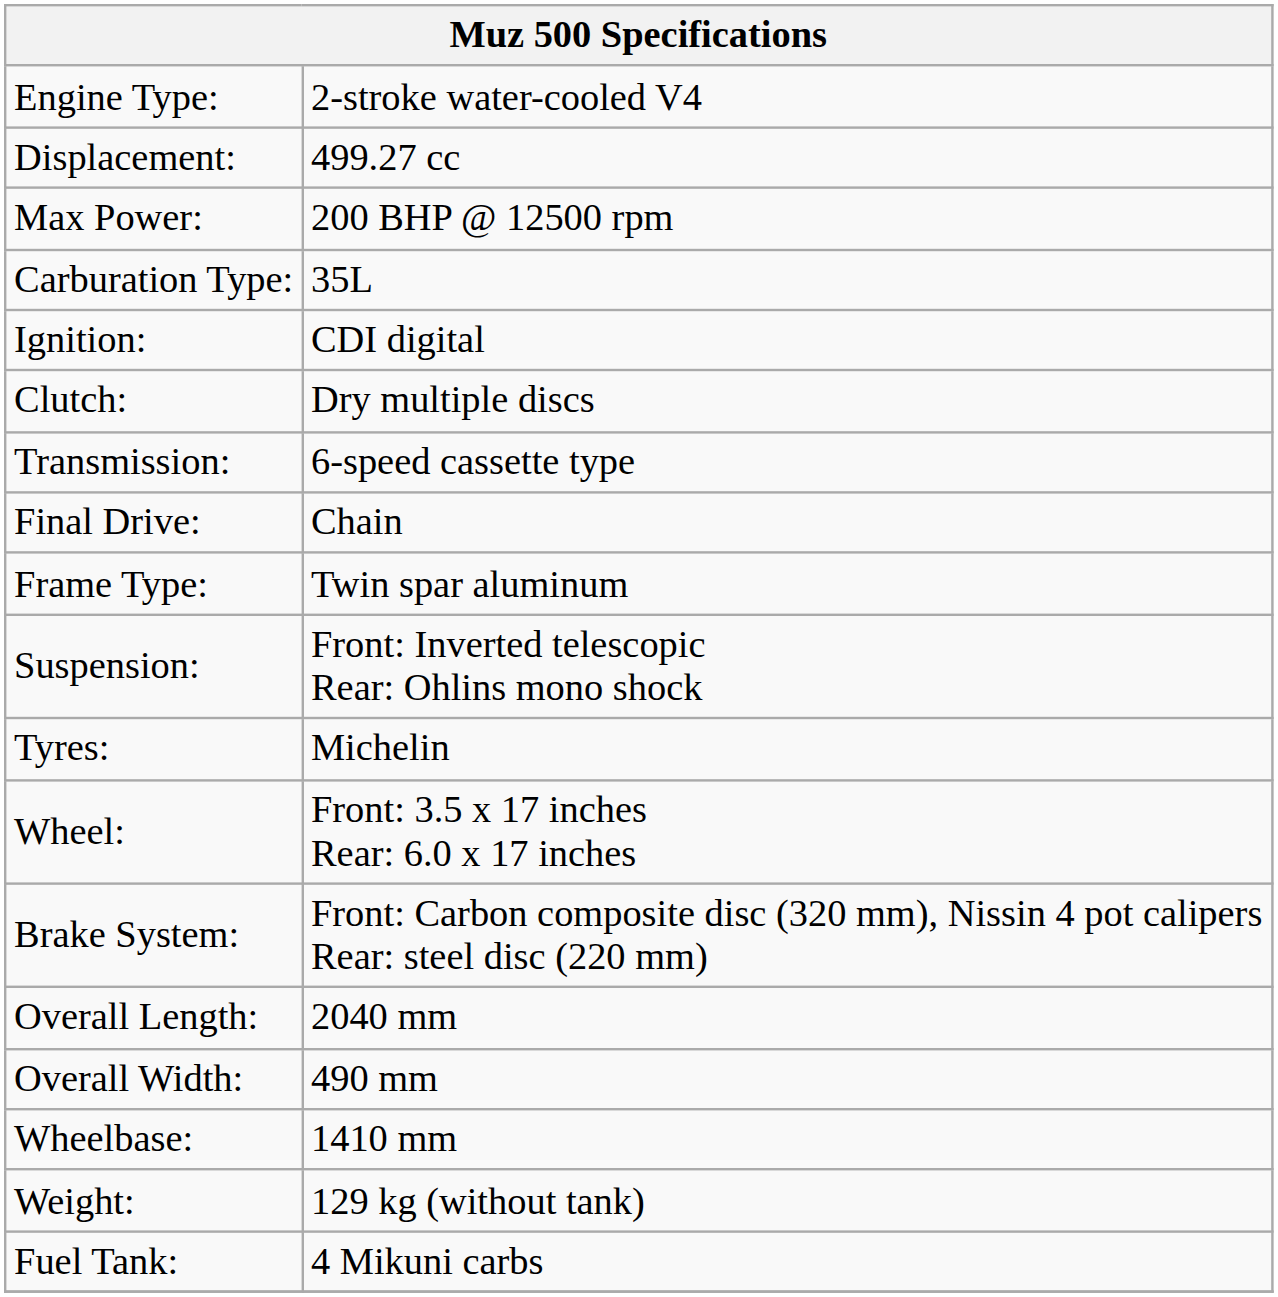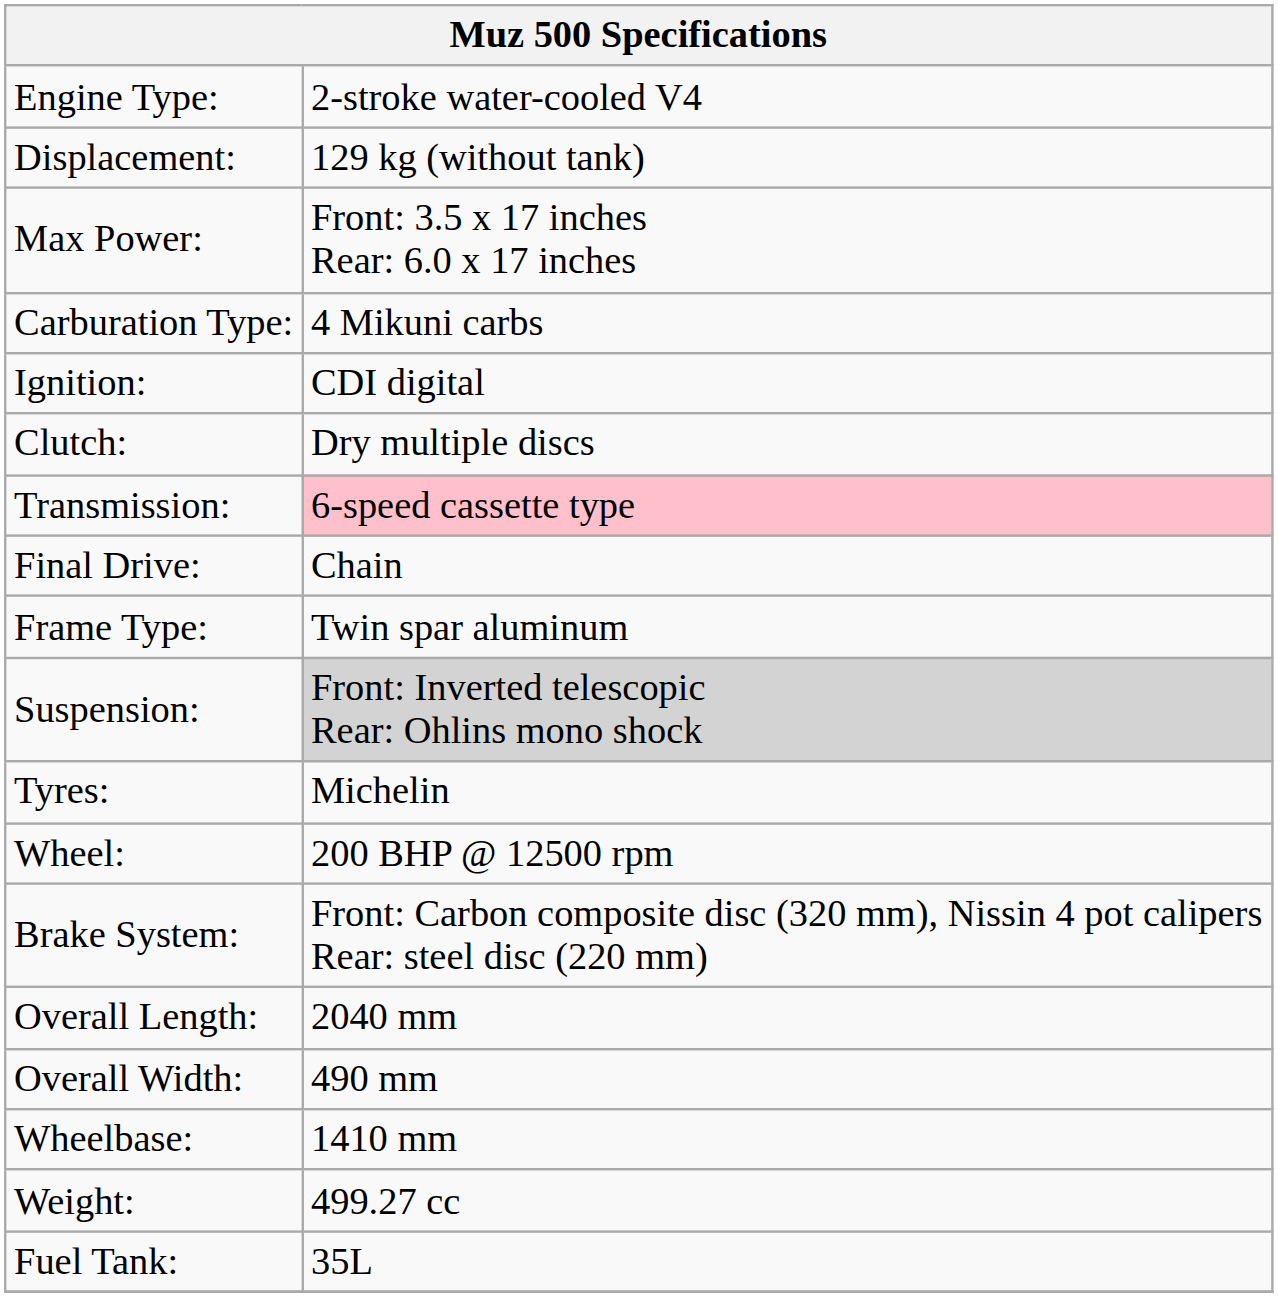(386, 156) 499.27 cc -> (478, 156) 129 kg (without tank)
(492, 217) 200 BHP @ 12500 rpm -> (479, 239) Front: 3.5 x 17 inches Rear: 6.0 x 17 inches
(342, 278) 35L -> (427, 321) 4 Mikuni carbs
(473, 461) no background -> (473, 504) pink background
(508, 665) no background -> (508, 708) lightgrey background
(479, 830) Front: 3.5 x 17 inches Rear: 6.0 x 17 inches -> (492, 852) 200 BHP @ 12500 rpm
(478, 1199) 129 kg (without tank) -> (386, 1199) 499.27 cc
(427, 1260) 4 Mikuni carbs -> (342, 1260) 35L
